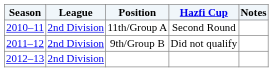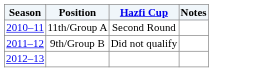- column: (76, 12)
